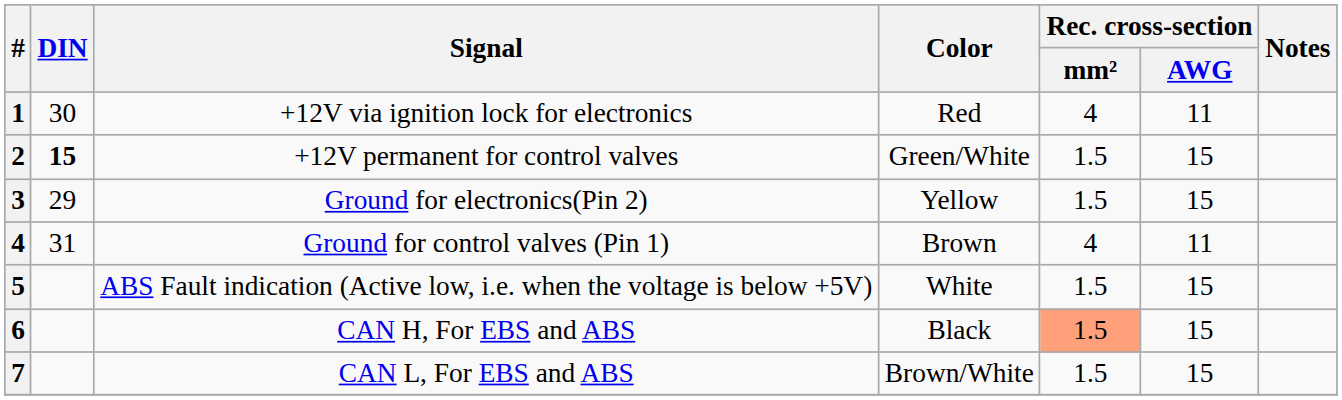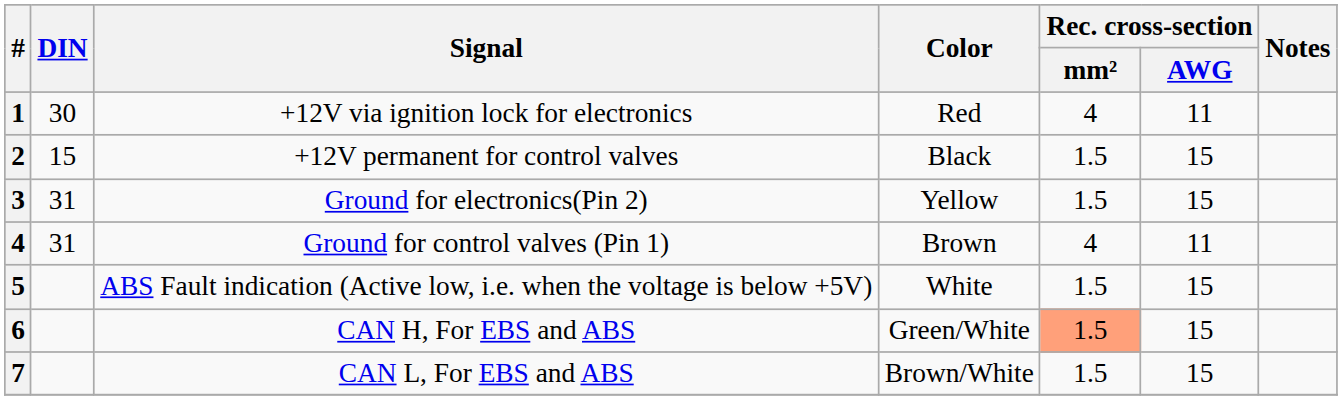(63, 156) bold -> (63, 156) normal
(959, 156) Green/White -> (959, 156) Black
(63, 199) 29 -> (63, 199) 31
(959, 329) Black -> (959, 329) Green/White
